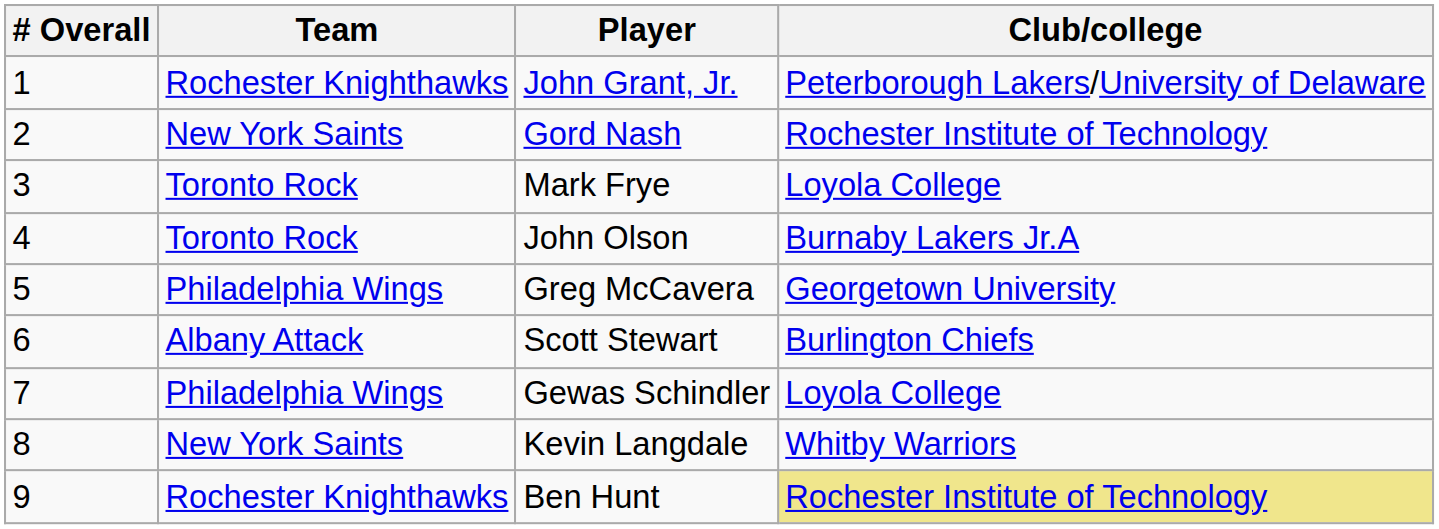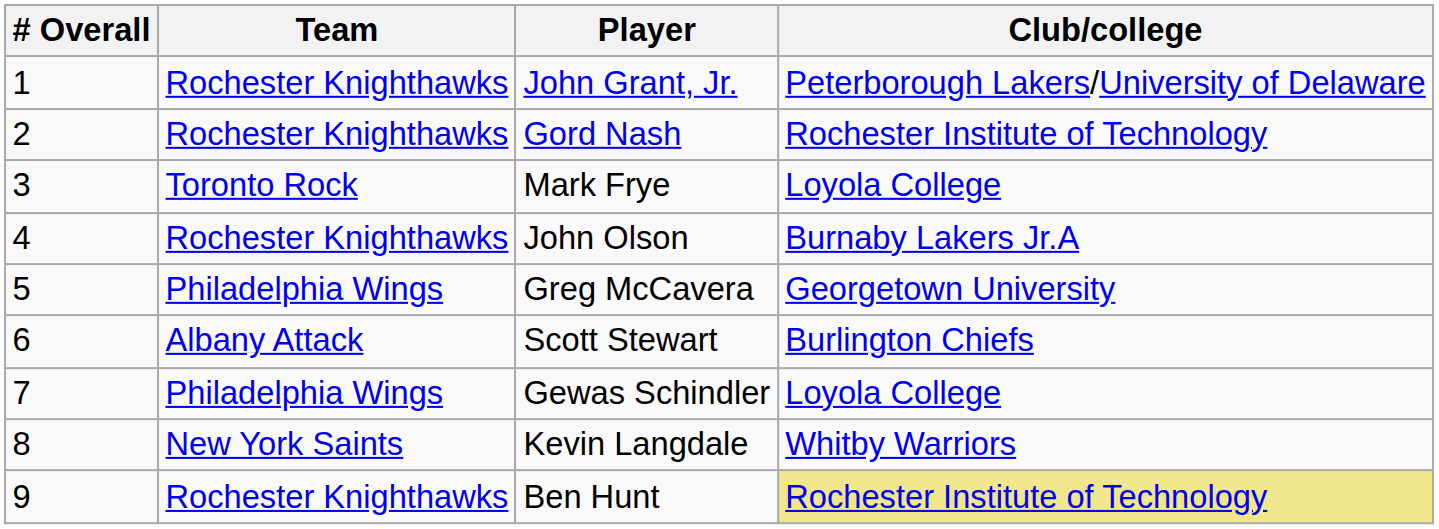(284, 133) New York Saints -> (337, 133) Rochester Knighthawks
(262, 237) Toronto Rock -> (337, 237) Rochester Knighthawks
